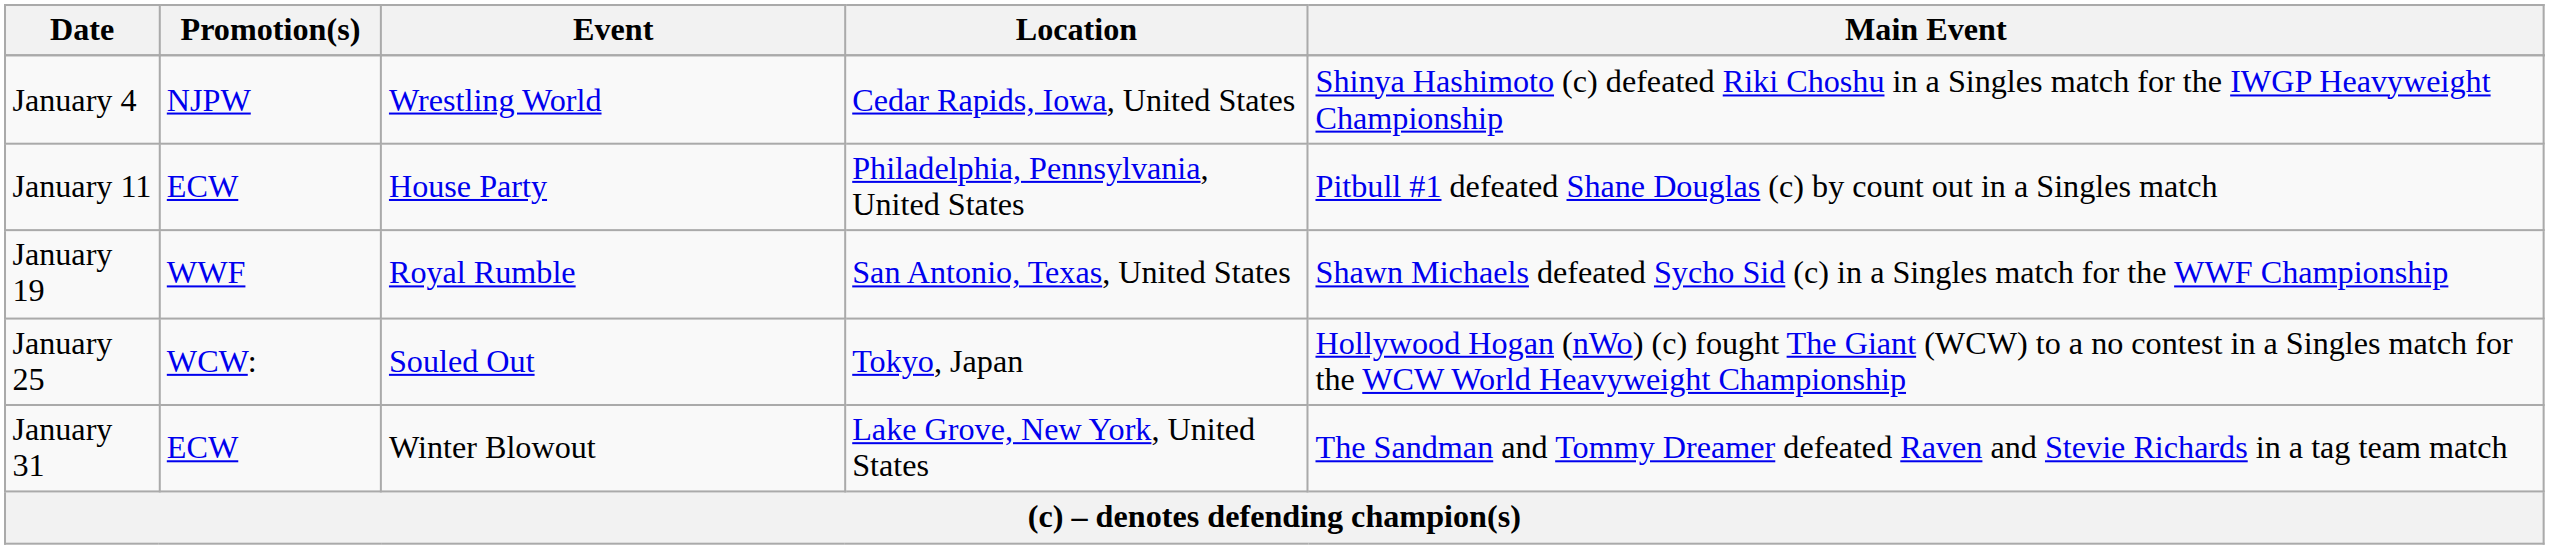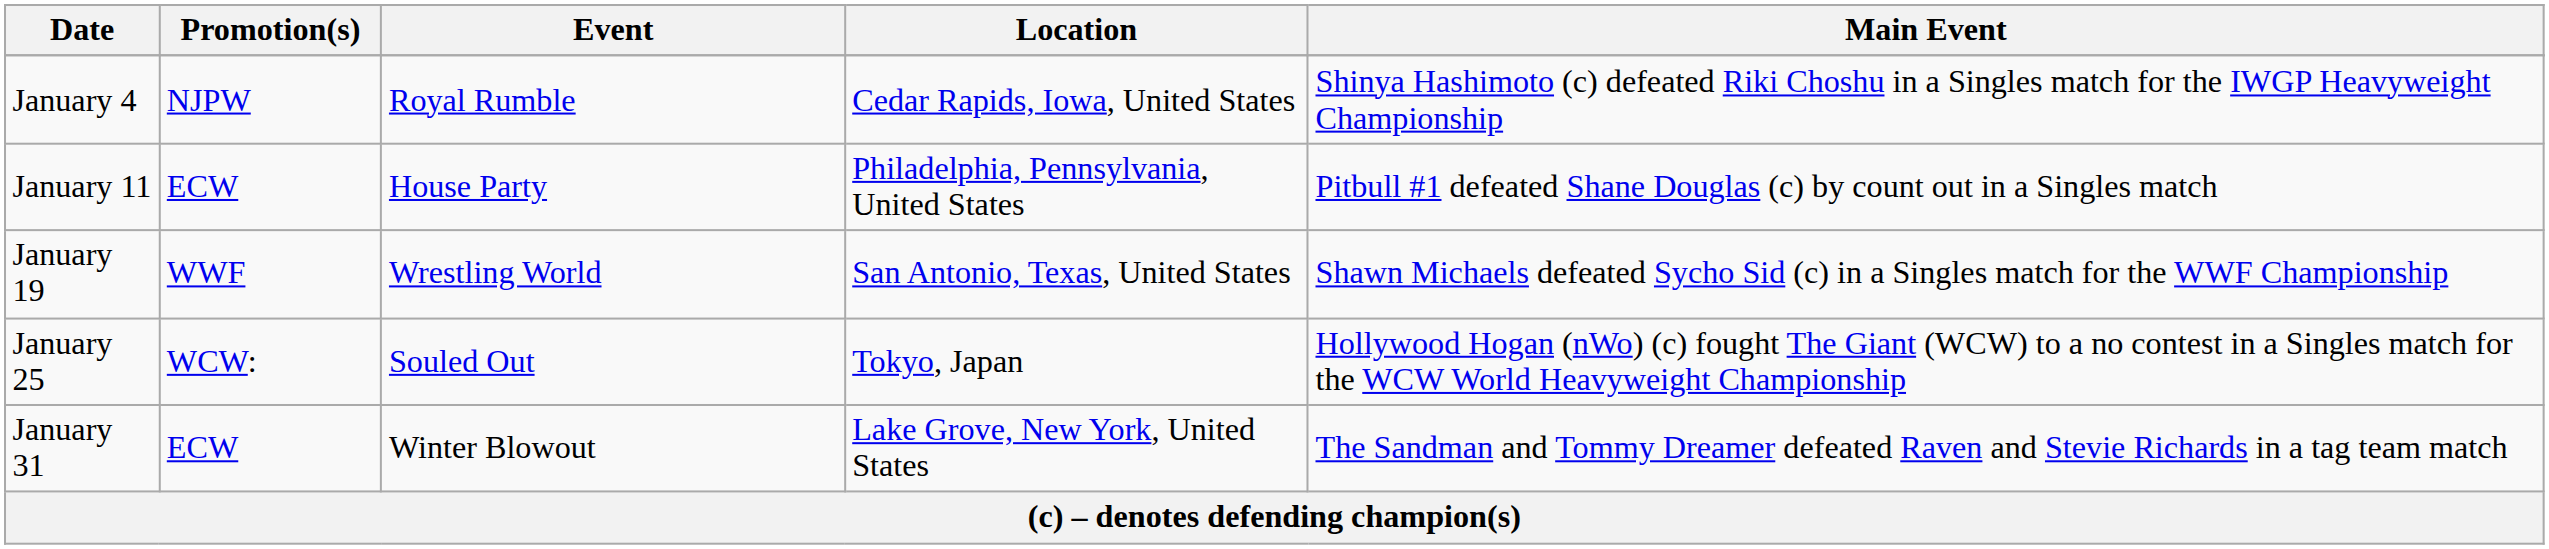(495, 99) Wrestling World -> (482, 99) Royal Rumble
(482, 273) Royal Rumble -> (495, 273) Wrestling World
